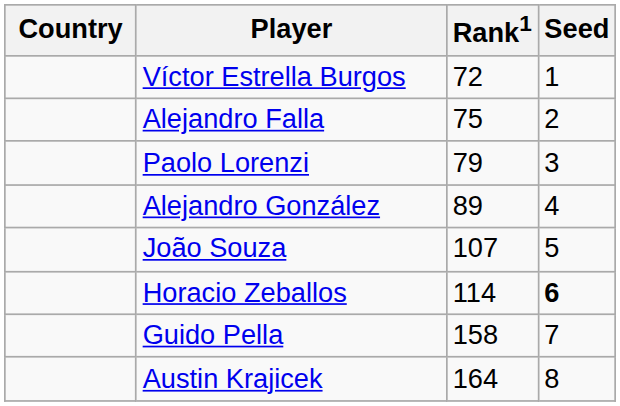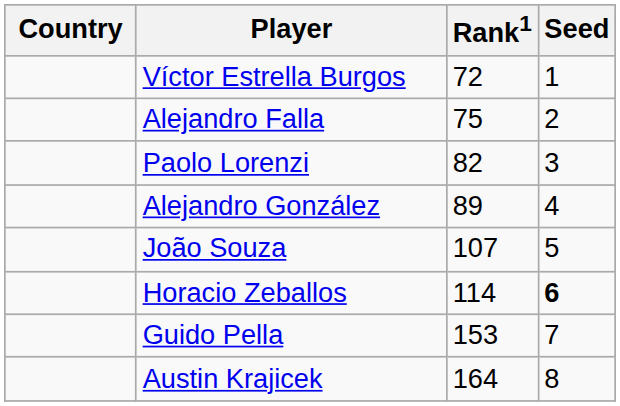(468, 162) 79 -> (468, 162) 82
(475, 335) 158 -> (475, 335) 153
